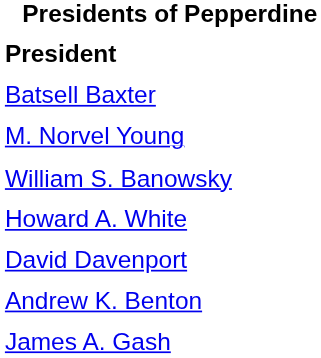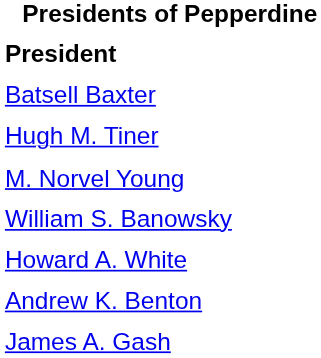+ row: (82, 136)
- row: (96, 259)
